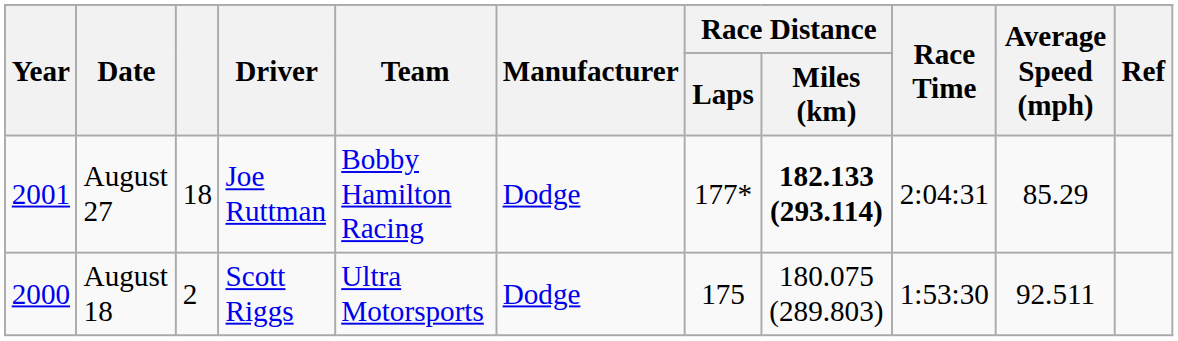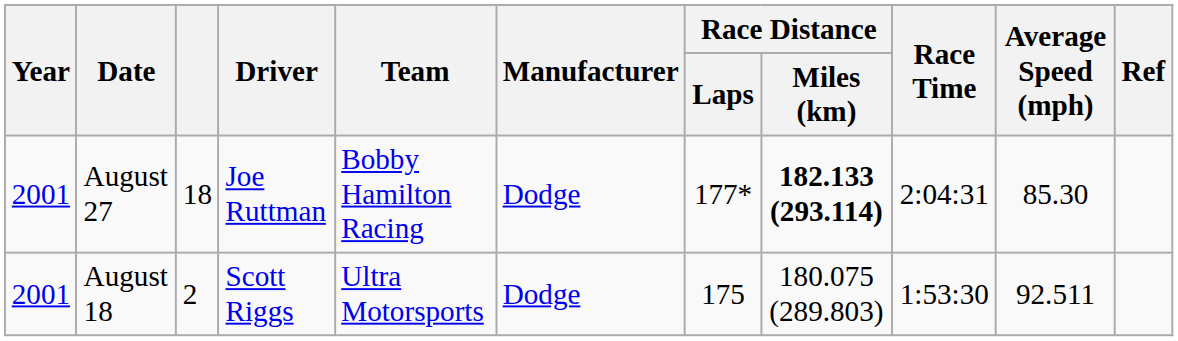(1056, 194) 85.29 -> (1056, 194) 85.30
(41, 294) 2000 -> (41, 294) 2001
